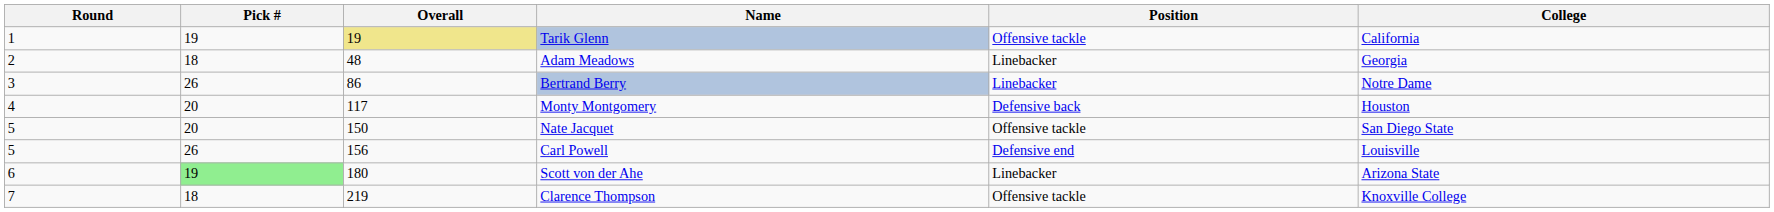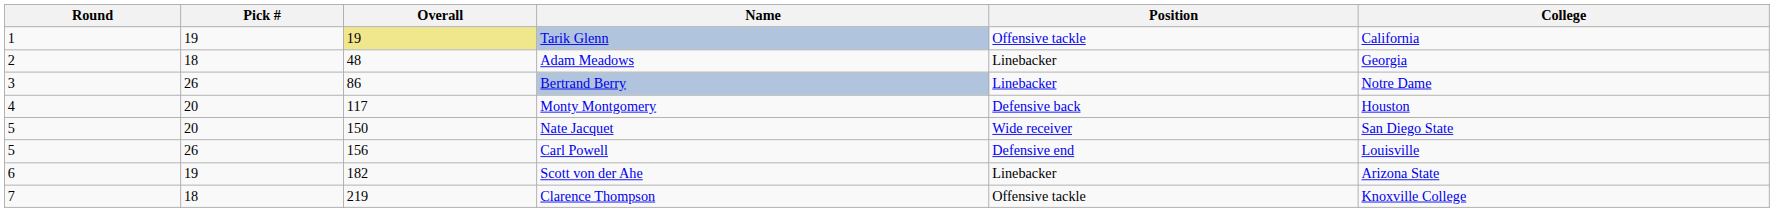(1039, 128) Offensive tackle -> (1032, 128) Wide receiver
(191, 173) lightgreen background -> (191, 173) no background
(357, 173) 180 -> (357, 173) 182
